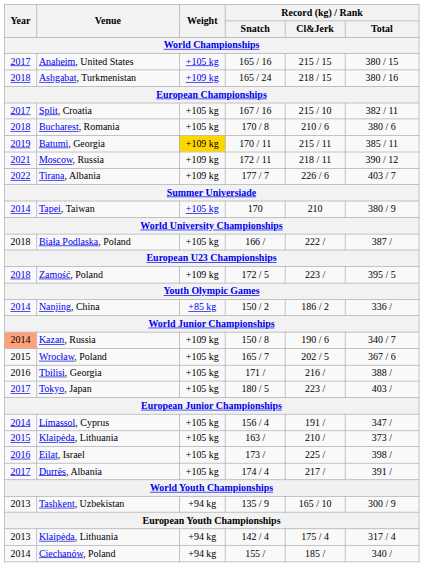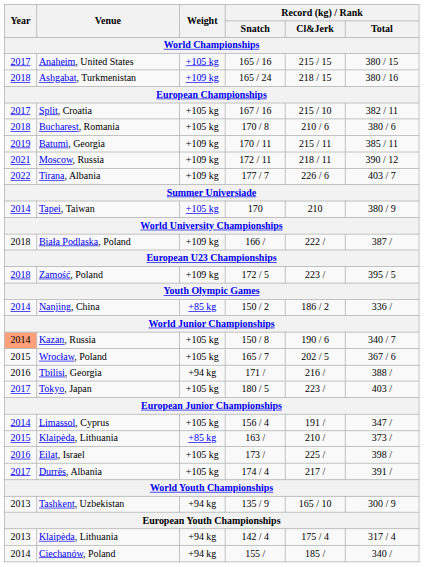(202, 144) gold background -> (202, 144) no background
(202, 242) +105 kg -> (202, 242) +109 kg
(202, 340) +109 kg -> (202, 340) +105 kg
(202, 373) +105 kg -> (202, 373) +94 kg
(202, 439) +105 kg -> (202, 439) +85 kg
